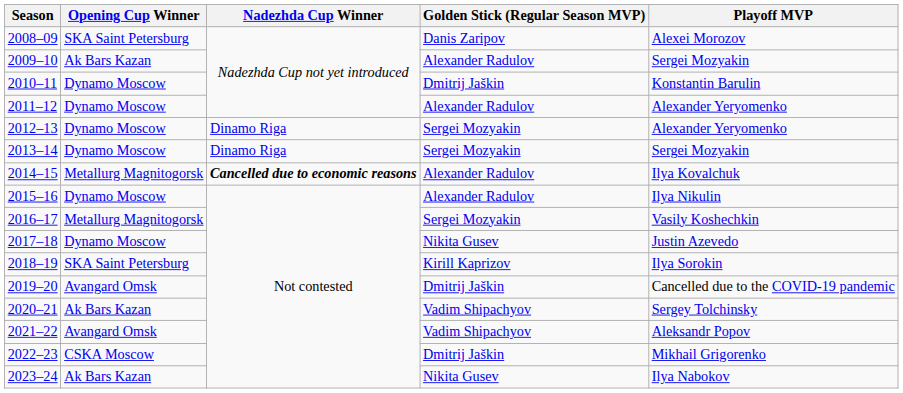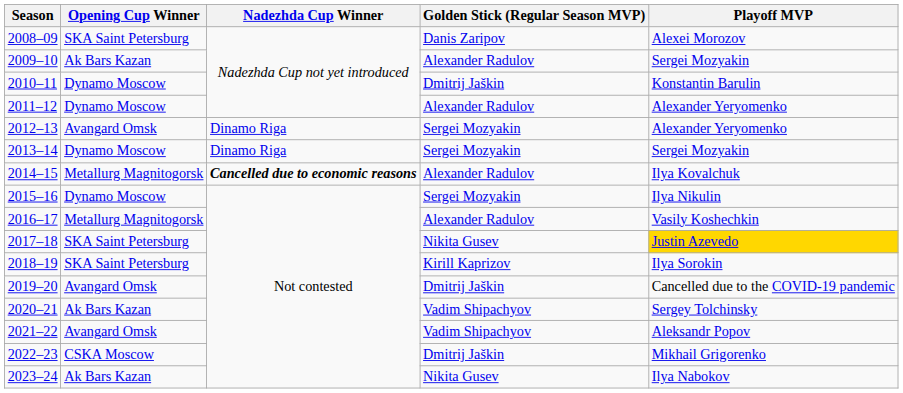(115, 128) Dynamo Moscow -> (110, 128) Avangard Omsk
(479, 196) Alexander Radulov -> (472, 196) Sergei Mozyakin
(472, 219) Sergei Mozyakin -> (479, 219) Alexander Radulov
(115, 241) Dynamo Moscow -> (127, 241) SKA Saint Petersburg
(695, 241) no background -> (695, 241) gold background
